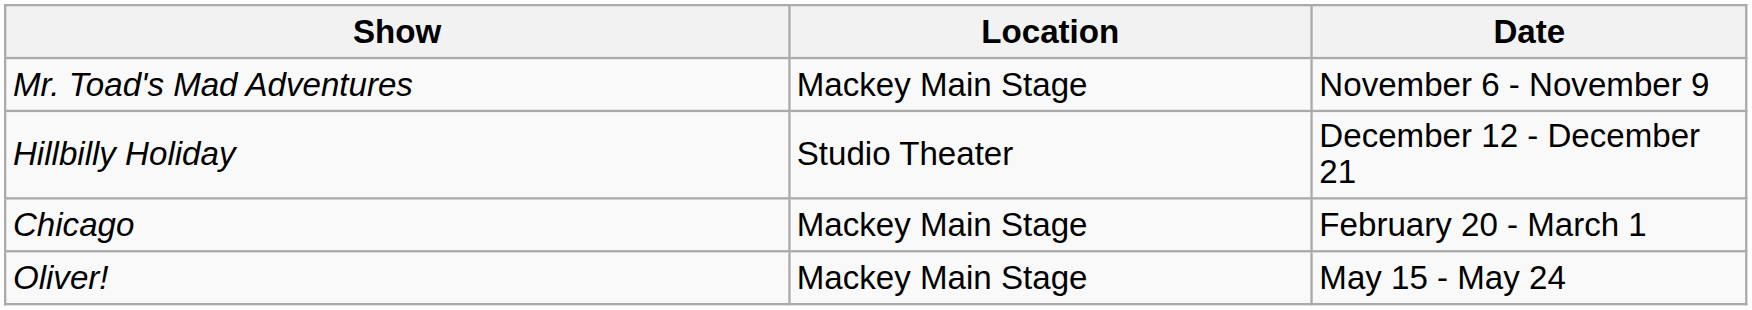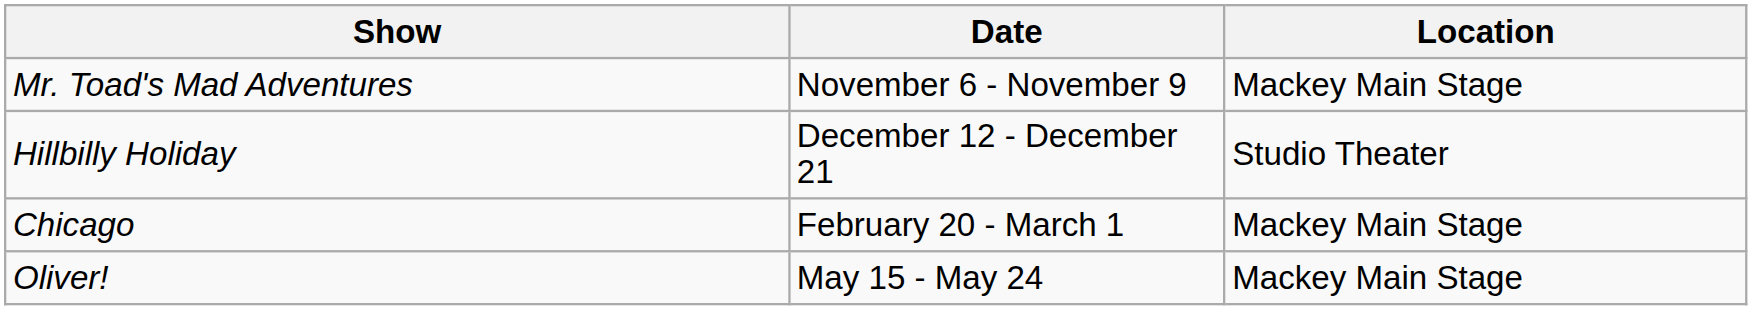columns swapped: (1529, 32) <-> (1050, 32)
